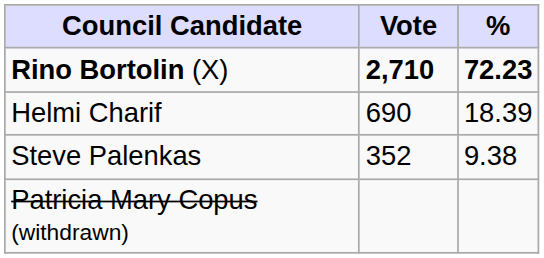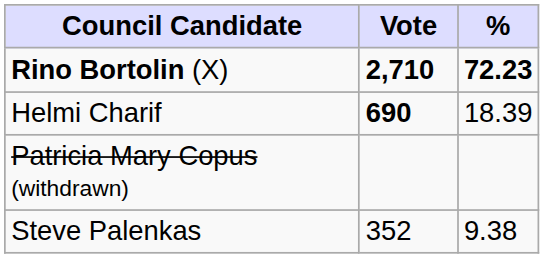(389, 112) normal -> (389, 112) bold
rows swapped: (106, 156) <-> (134, 215)
